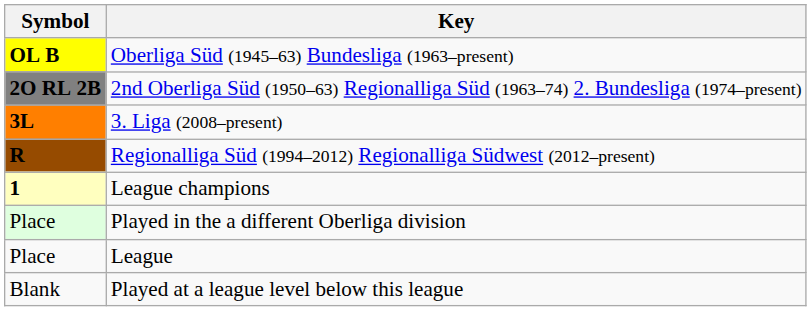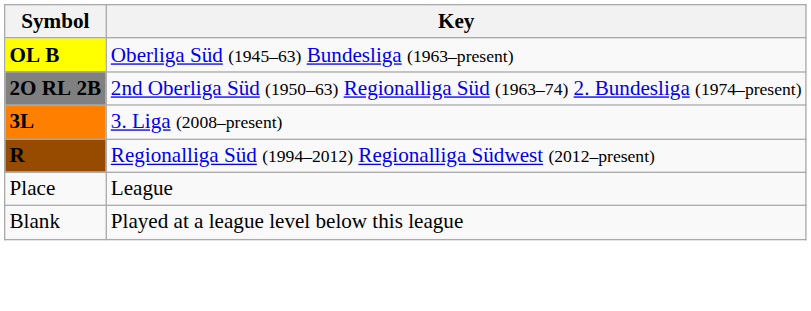- row: (190, 188)
- row: (288, 222)
